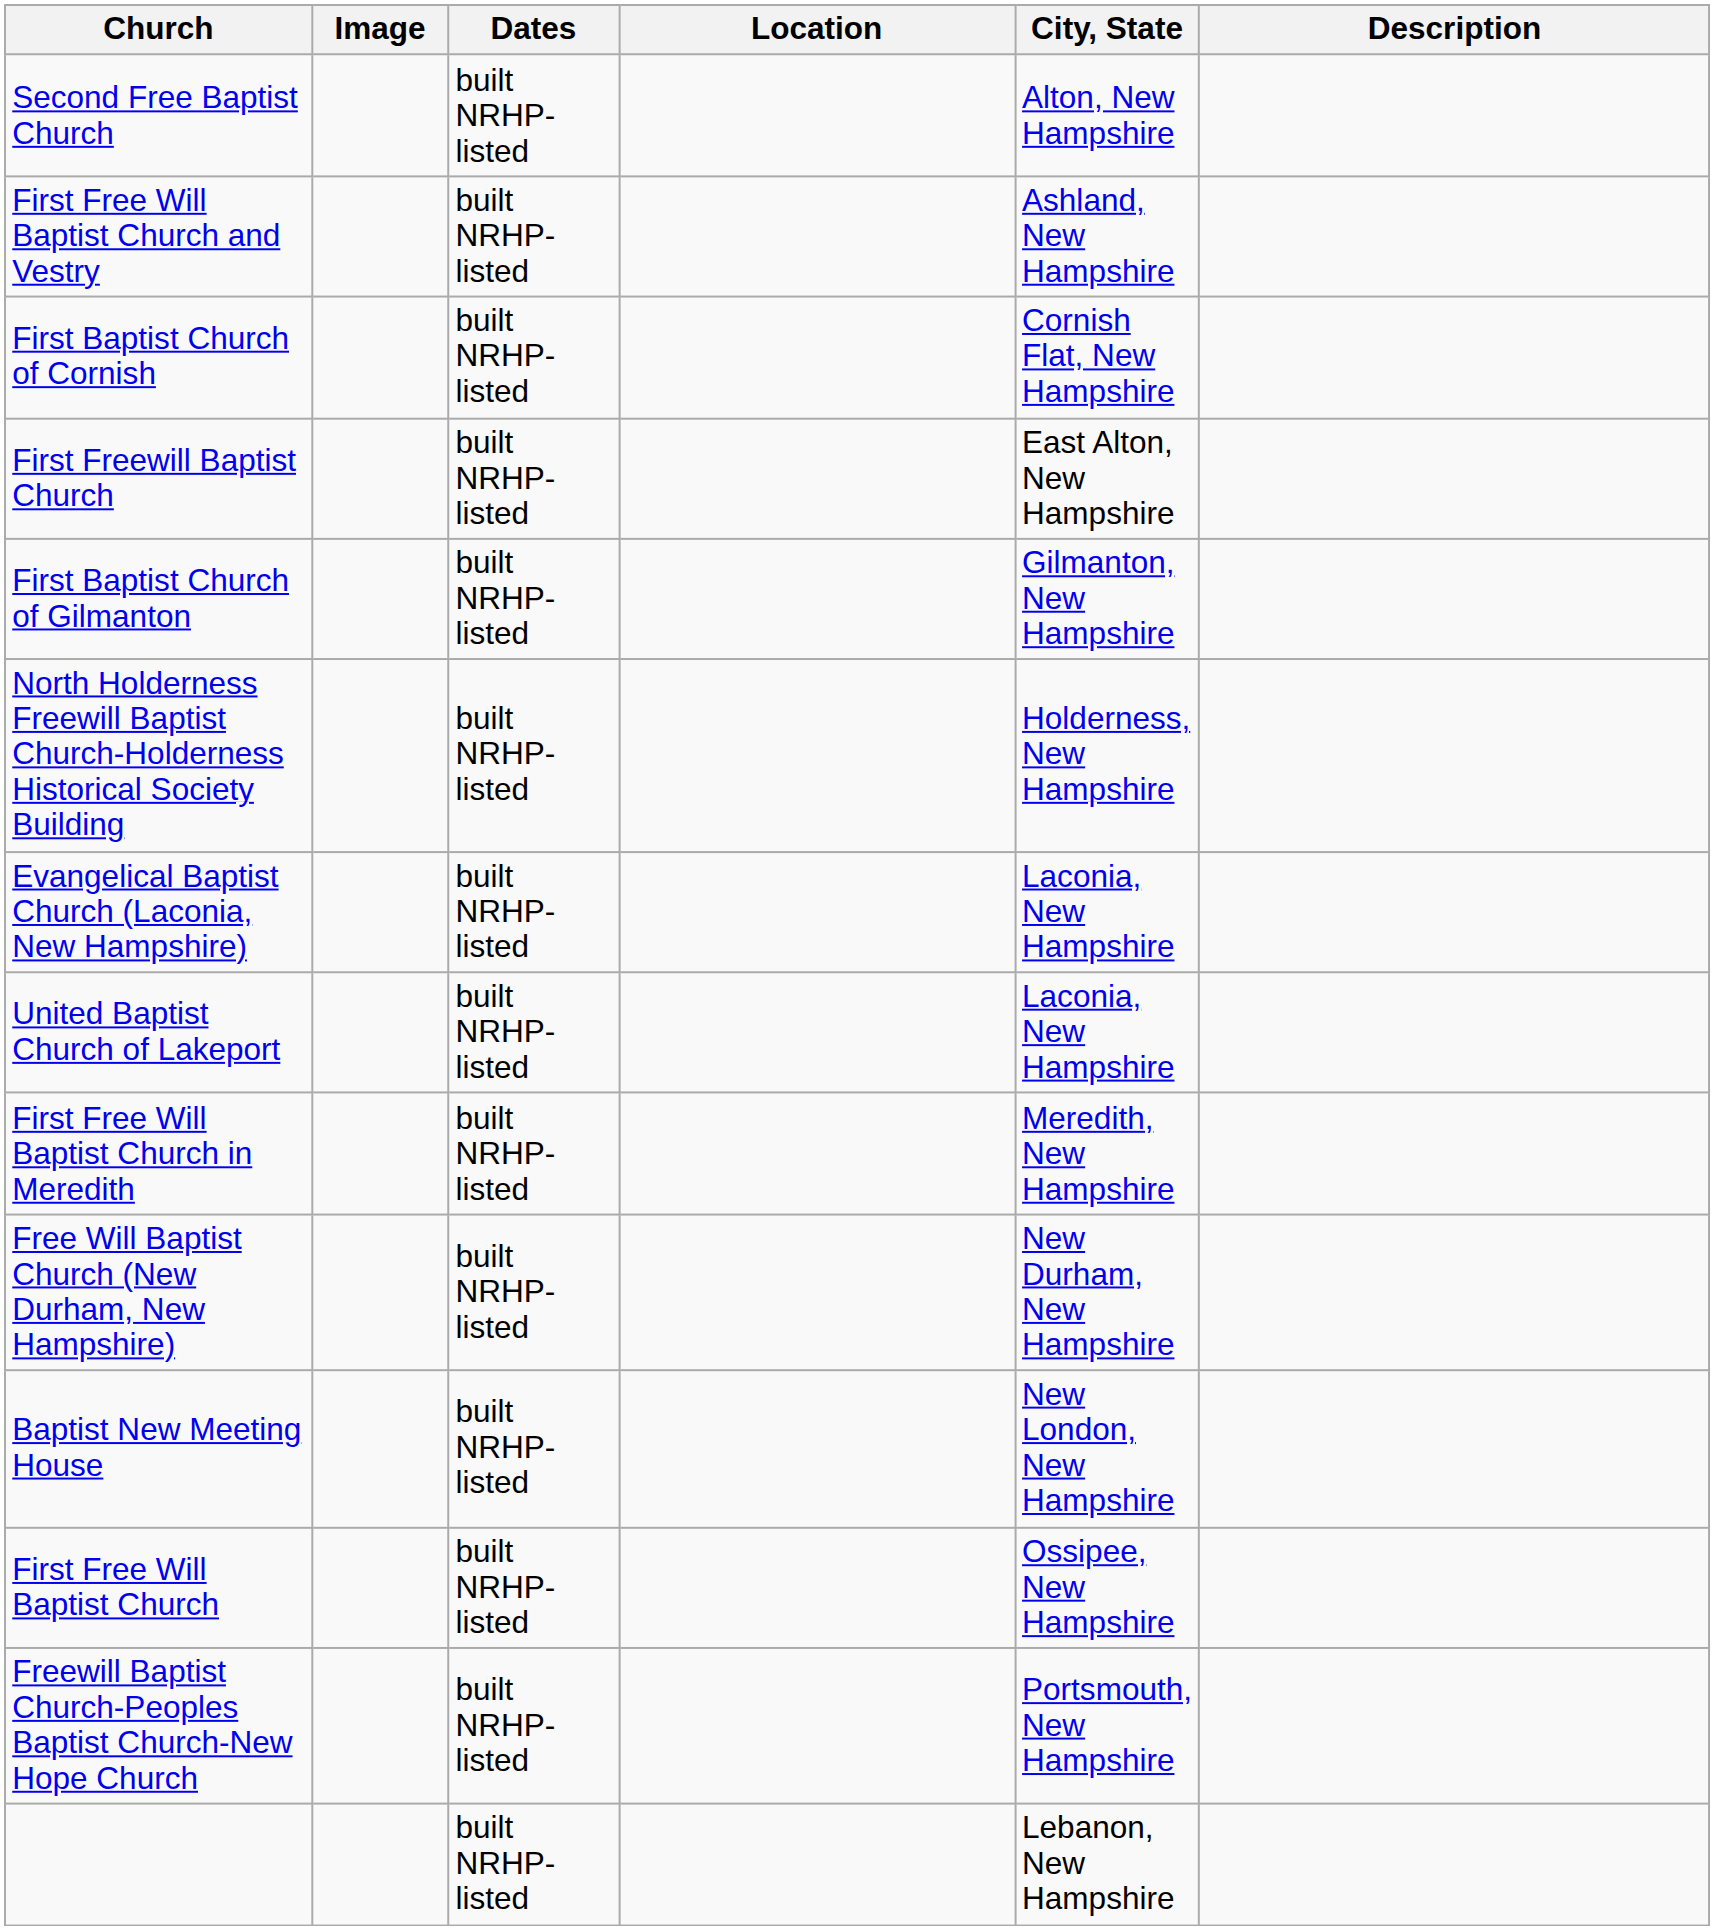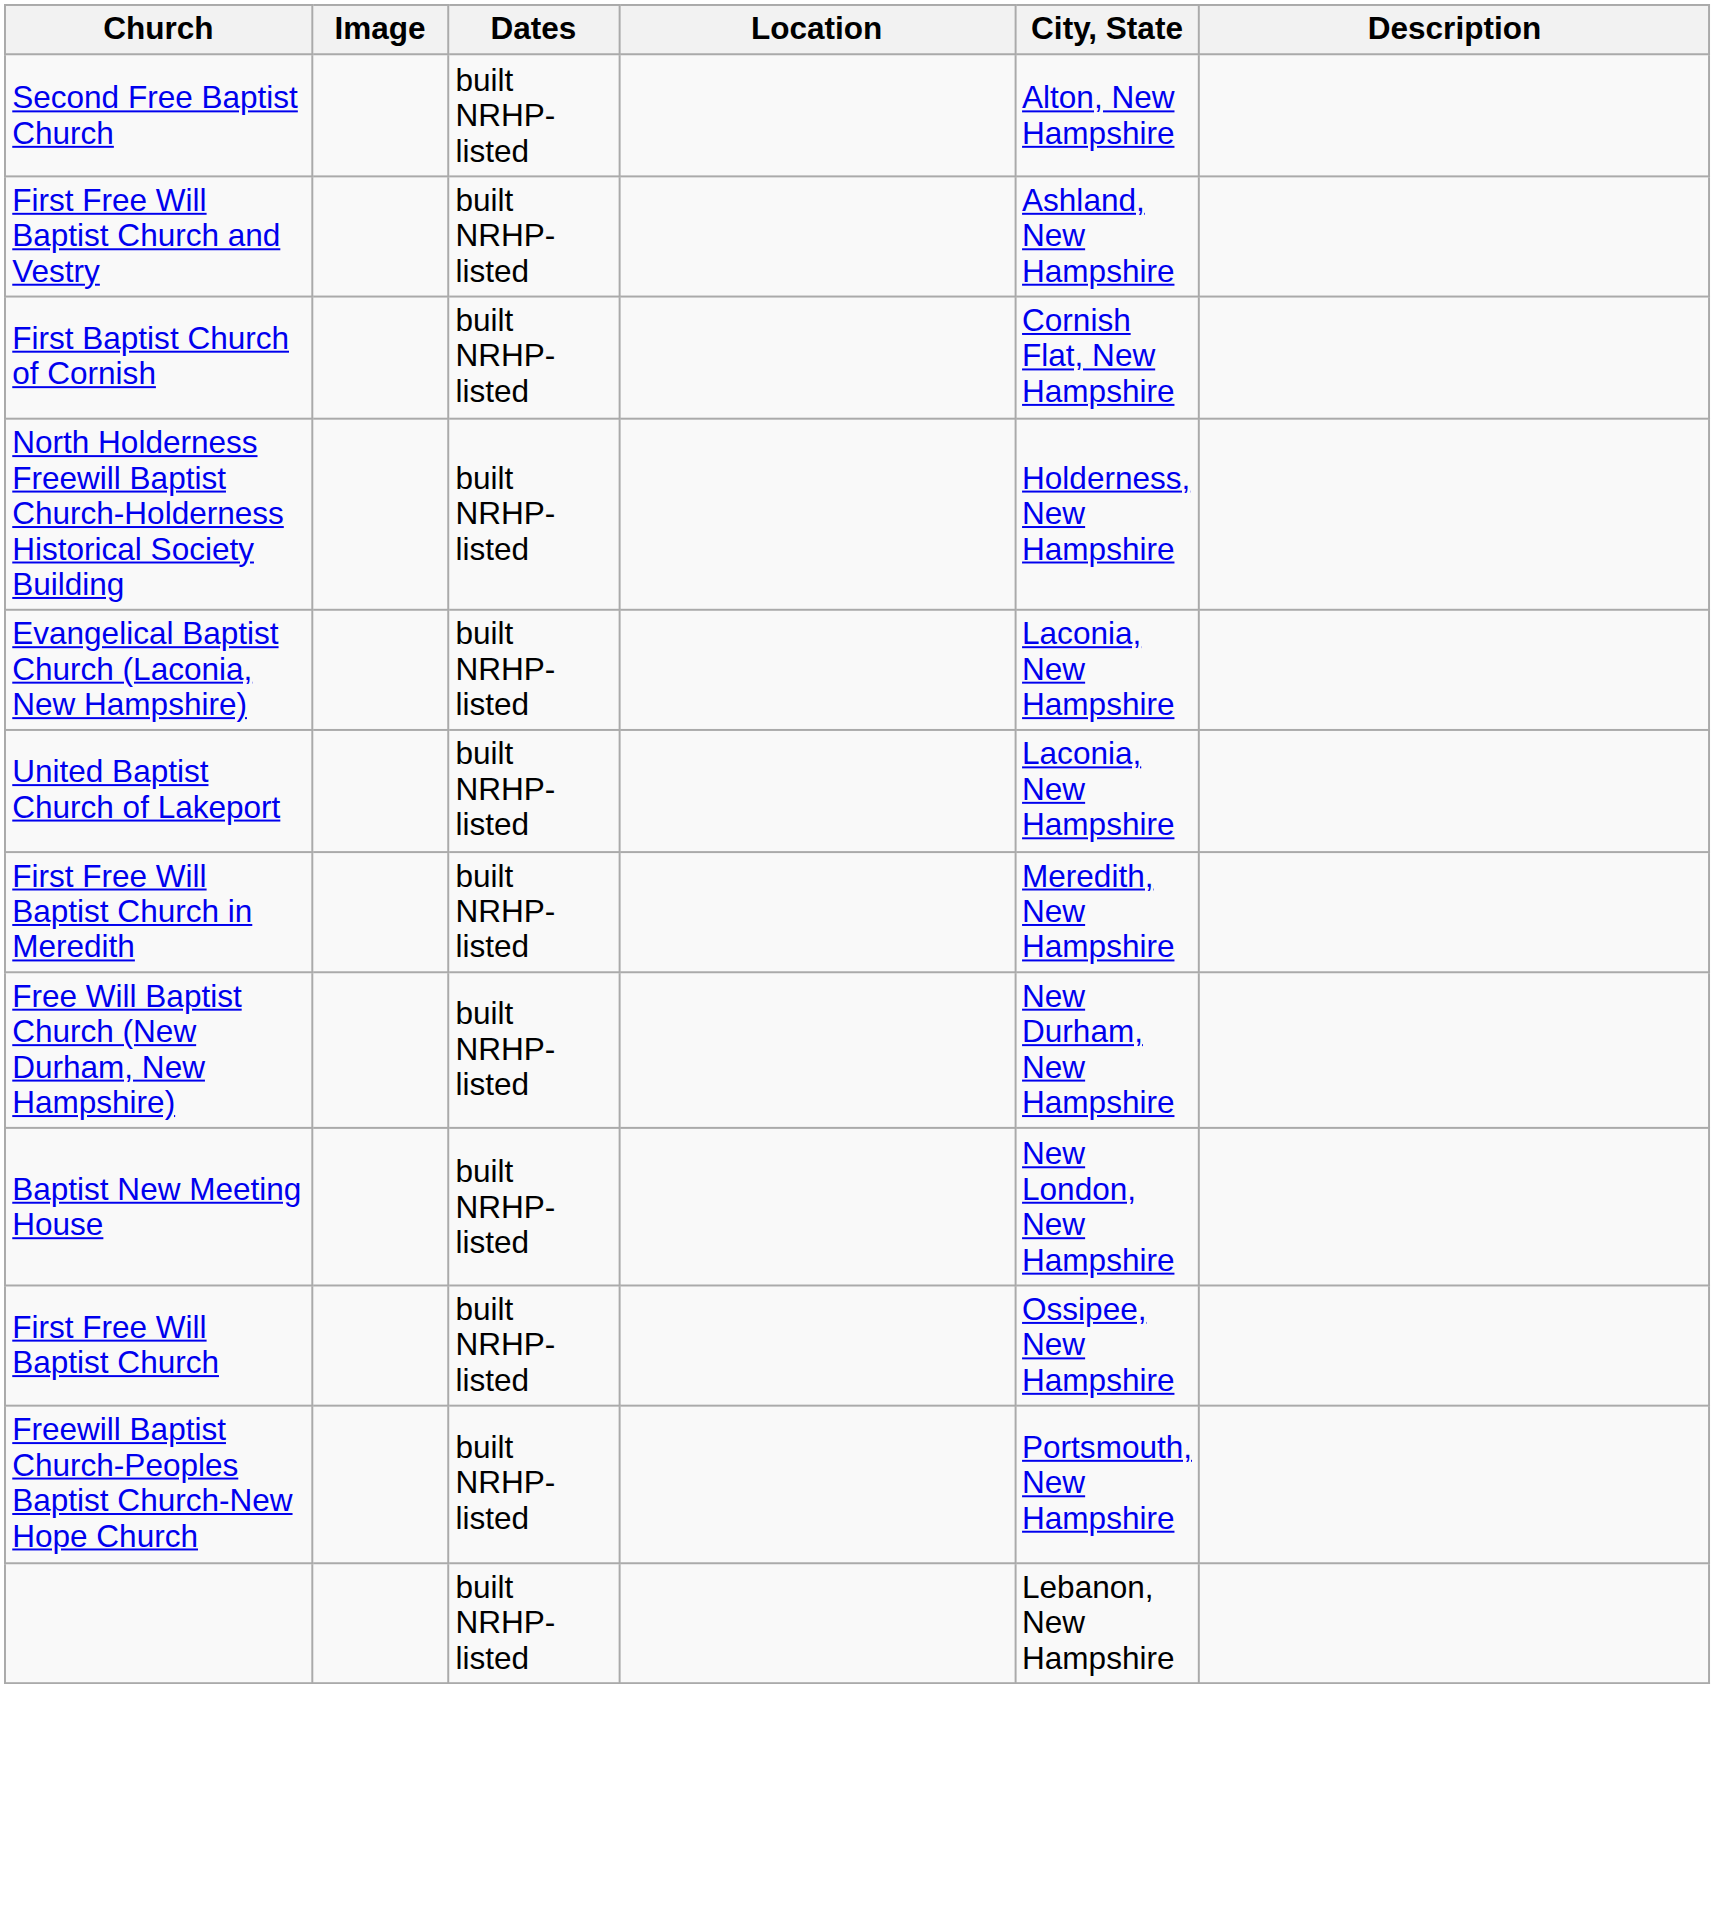- row: (154, 477)
- row: (151, 598)
